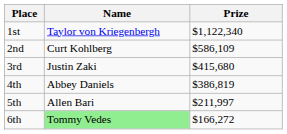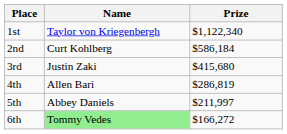(213, 48) $586,109 -> (213, 48) $586,184
(81, 84) Abbey Daniels -> (71, 84) Allen Bari
(213, 84) $386,819 -> (213, 84) $286,819
(71, 102) Allen Bari -> (81, 102) Abbey Daniels
